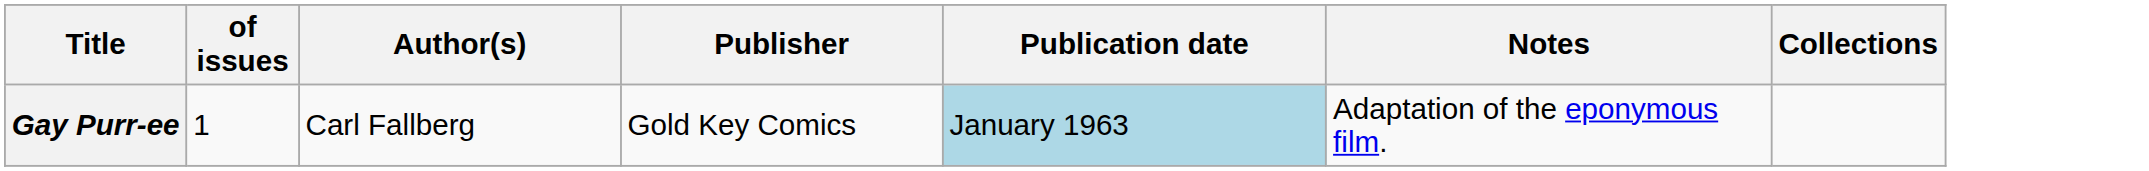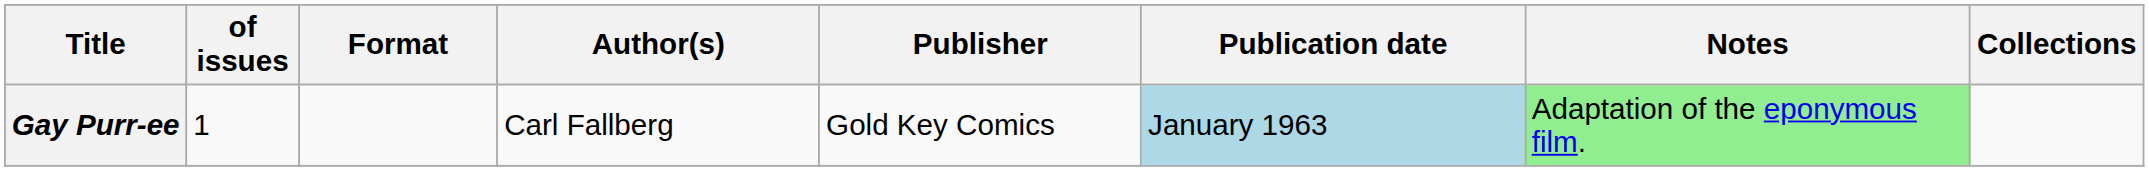+ column: (398, 44)
(1526, 124) no background -> (1724, 124) lightgreen background
